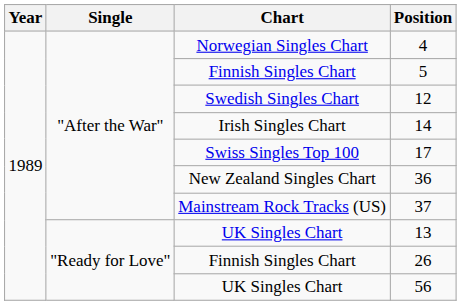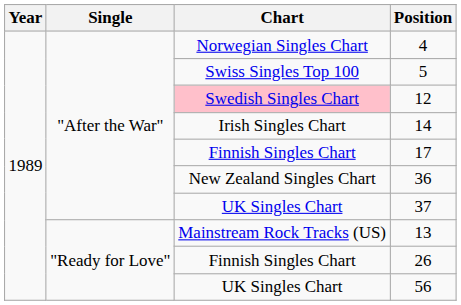(282, 71) Finnish Singles Chart -> (282, 71) Swiss Singles Top 100
(282, 98) no background -> (282, 98) pink background
(282, 152) Swiss Singles Top 100 -> (282, 152) Finnish Singles Chart
(282, 206) Mainstream Rock Tracks (US) -> (282, 206) UK Singles Chart
(282, 233) UK Singles Chart -> (282, 233) Mainstream Rock Tracks (US)
